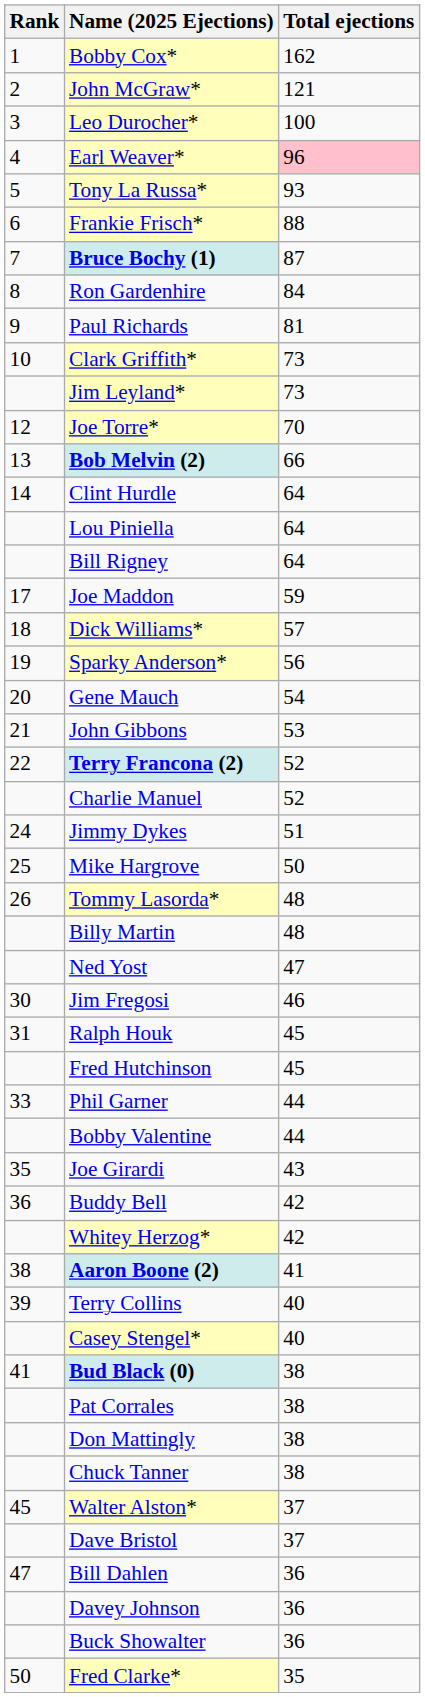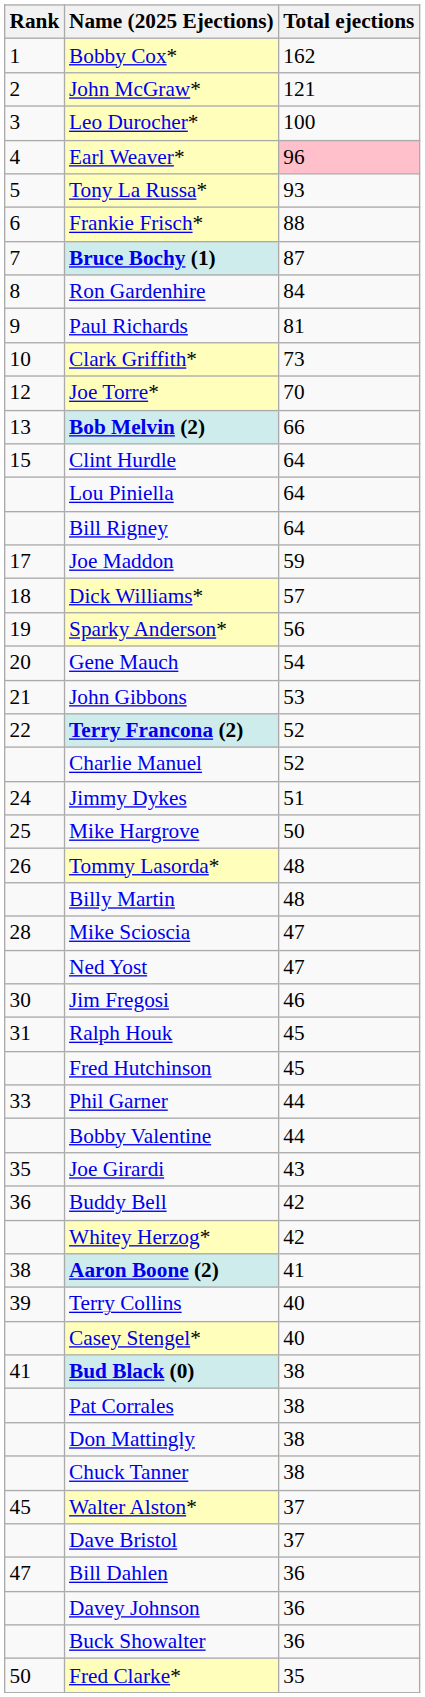- row: (127, 392)
(20, 494) 14 -> (20, 460) 15
+ row: (130, 932)
